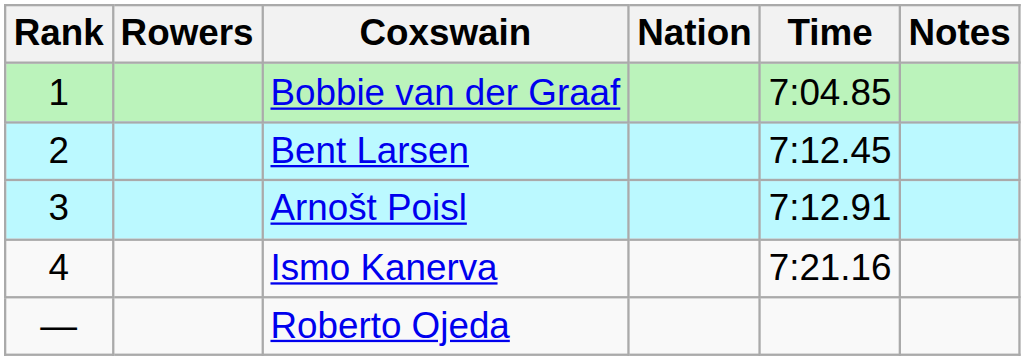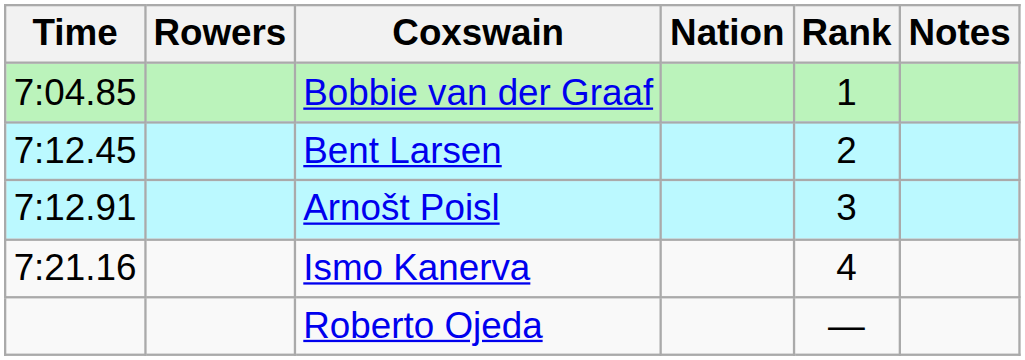columns swapped: (59, 33) <-> (830, 33)
